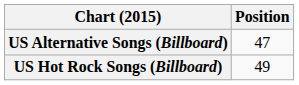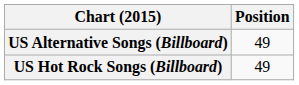(262, 42) 47 -> (262, 42) 49
